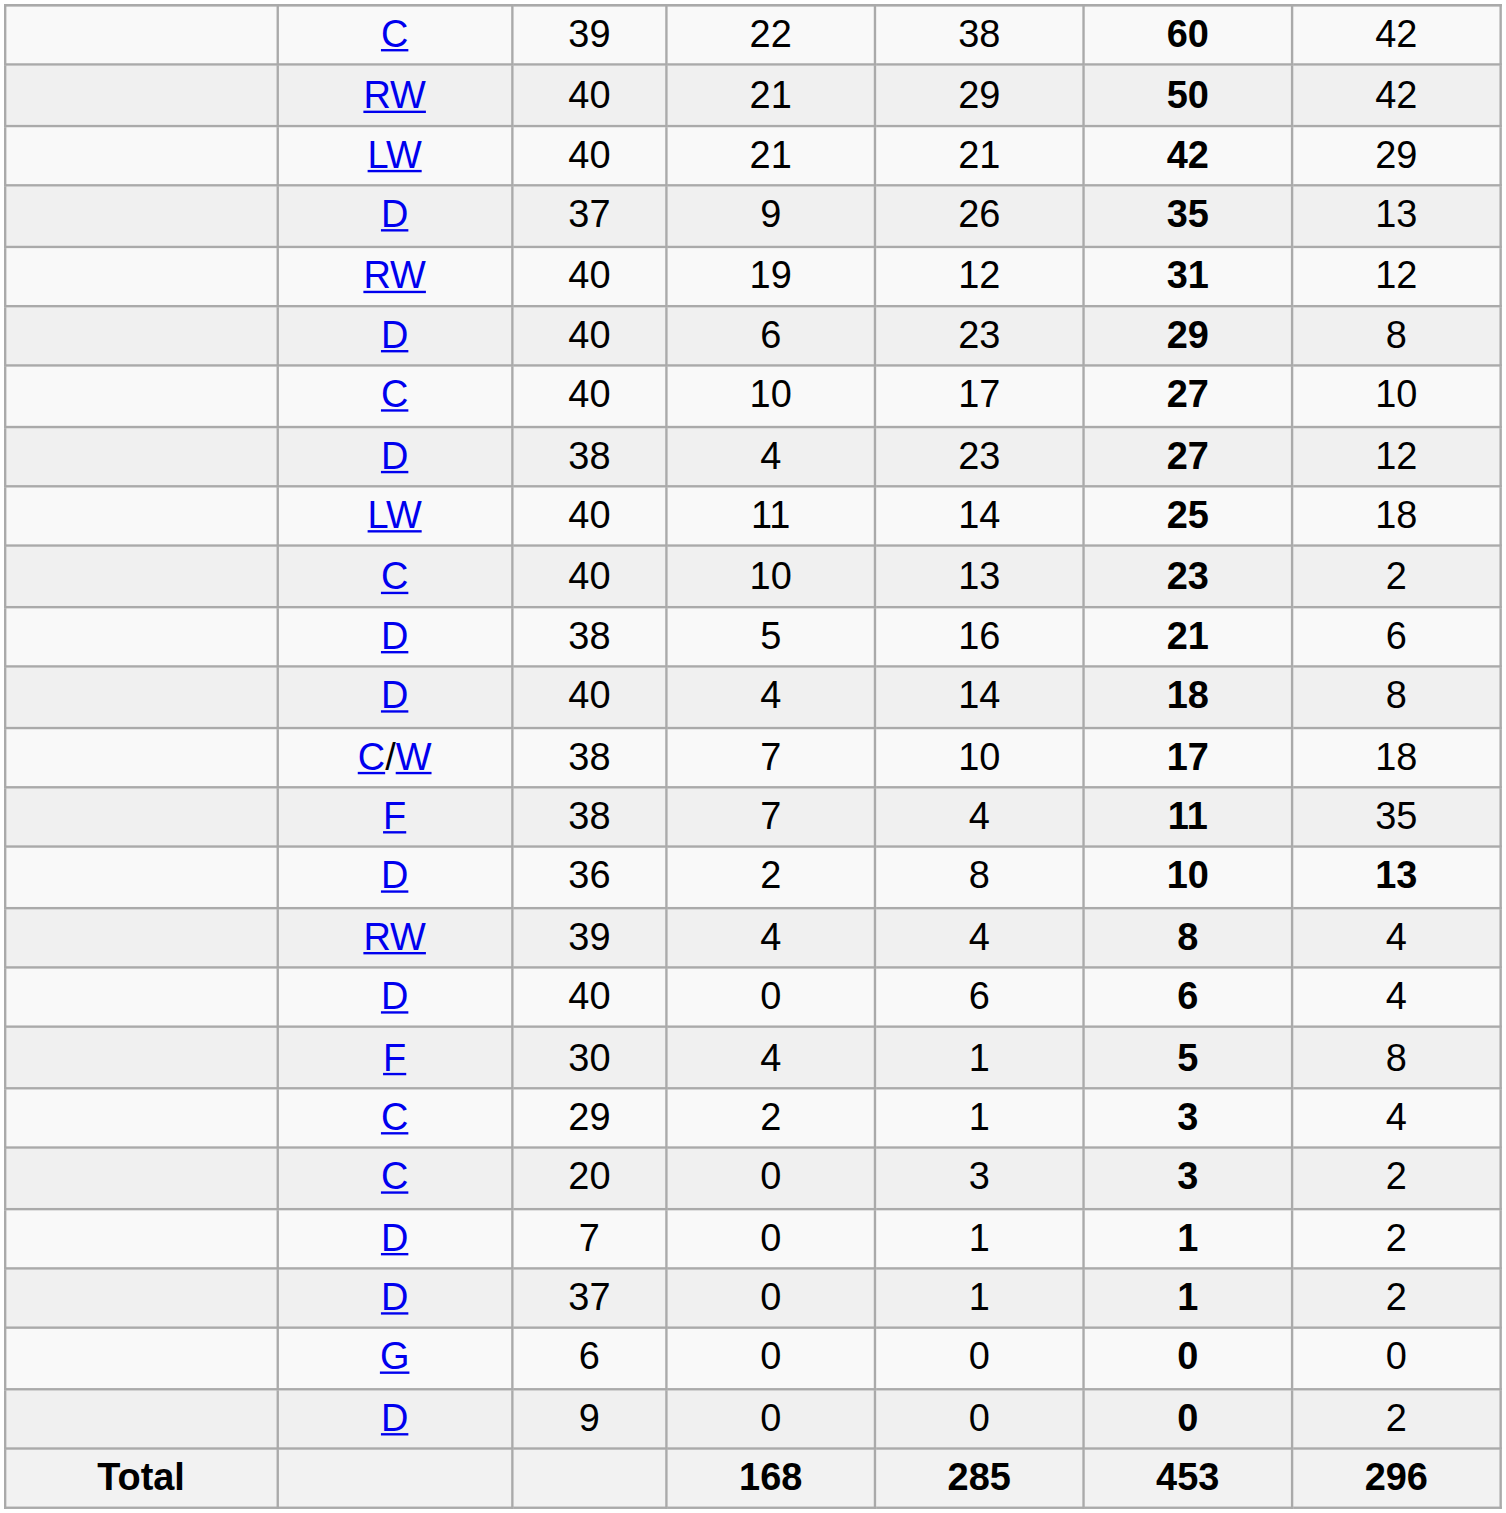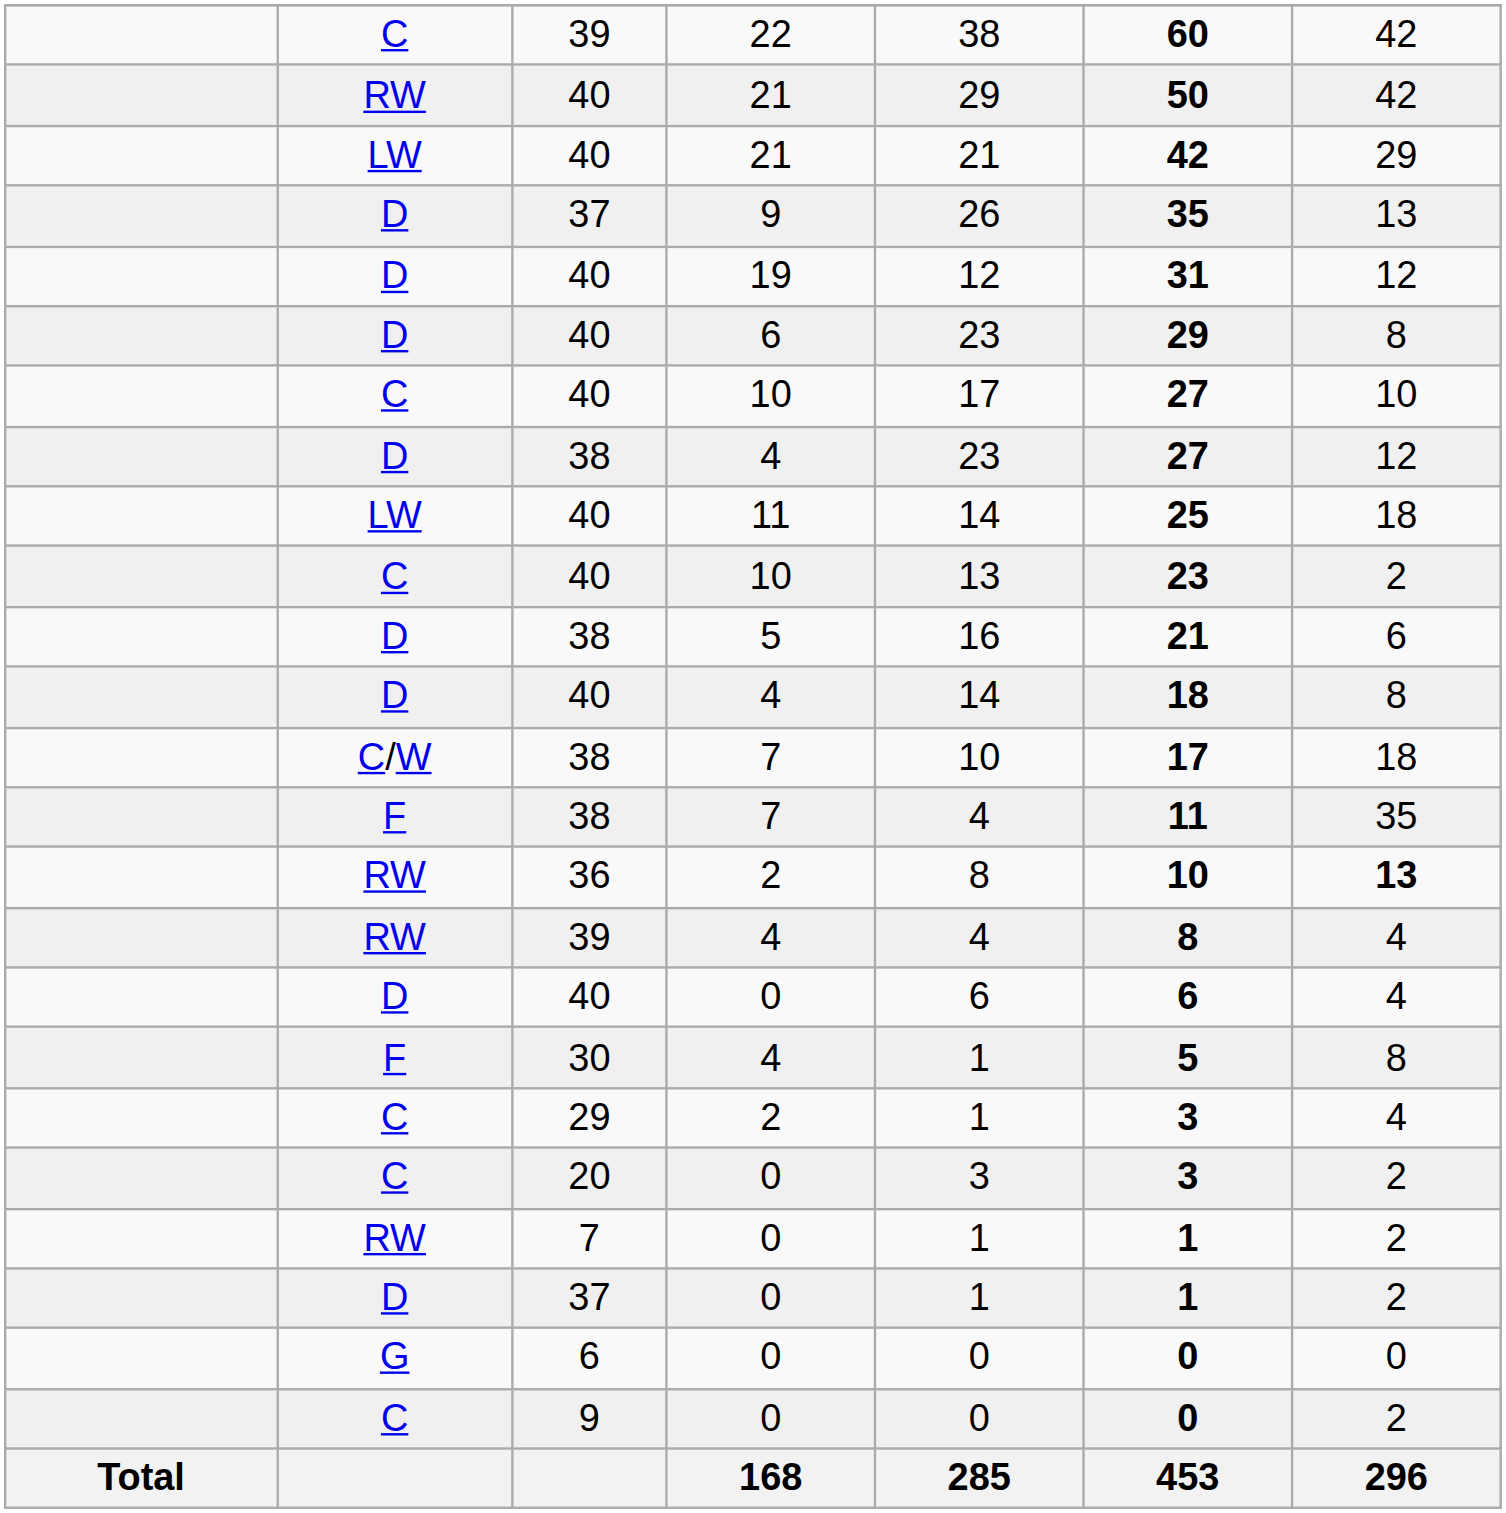(395, 275) RW -> (395, 275) D
(395, 876) D -> (395, 876) RW
(395, 1237) D -> (395, 1237) RW
(395, 1417) D -> (395, 1417) C
